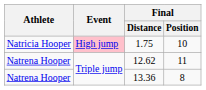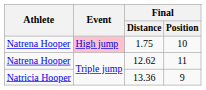(39, 44) Natricia Hooper -> (39, 44) Natrena Hooper
(39, 77) Natrena Hooper -> (39, 77) Natricia Hooper
(182, 77) 8 -> (182, 77) 9
